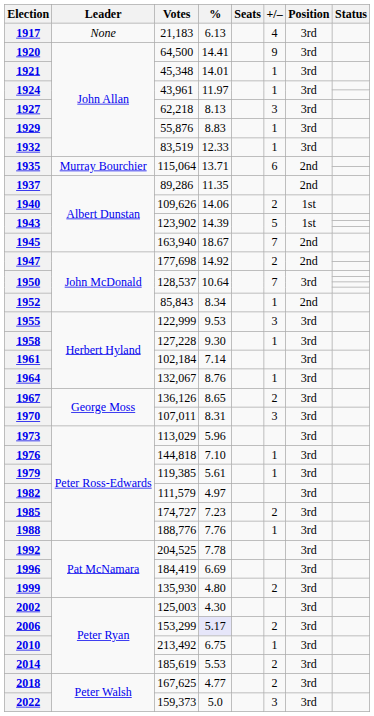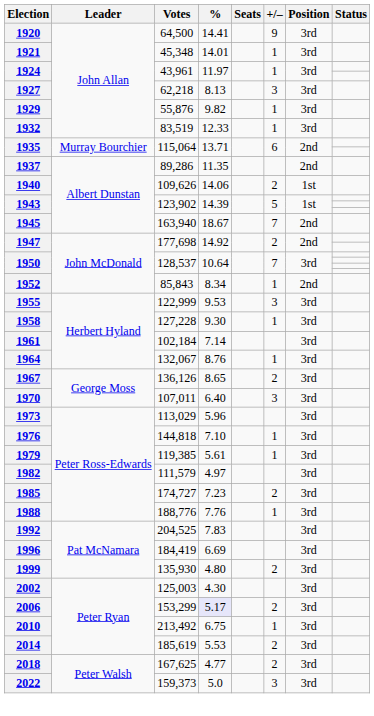- row: (28, 33)
(215, 128) 8.83 -> (215, 109) 9.82
(215, 416) 8.31 -> (215, 397) 6.40
(215, 549) 7.78 -> (215, 530) 7.83
